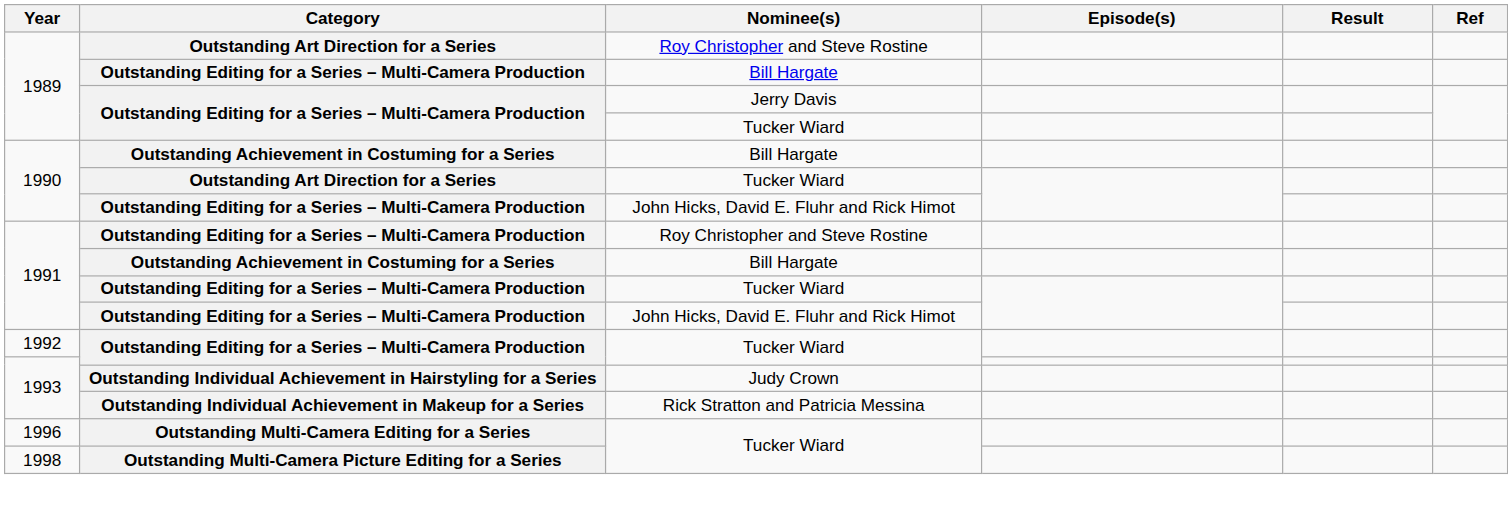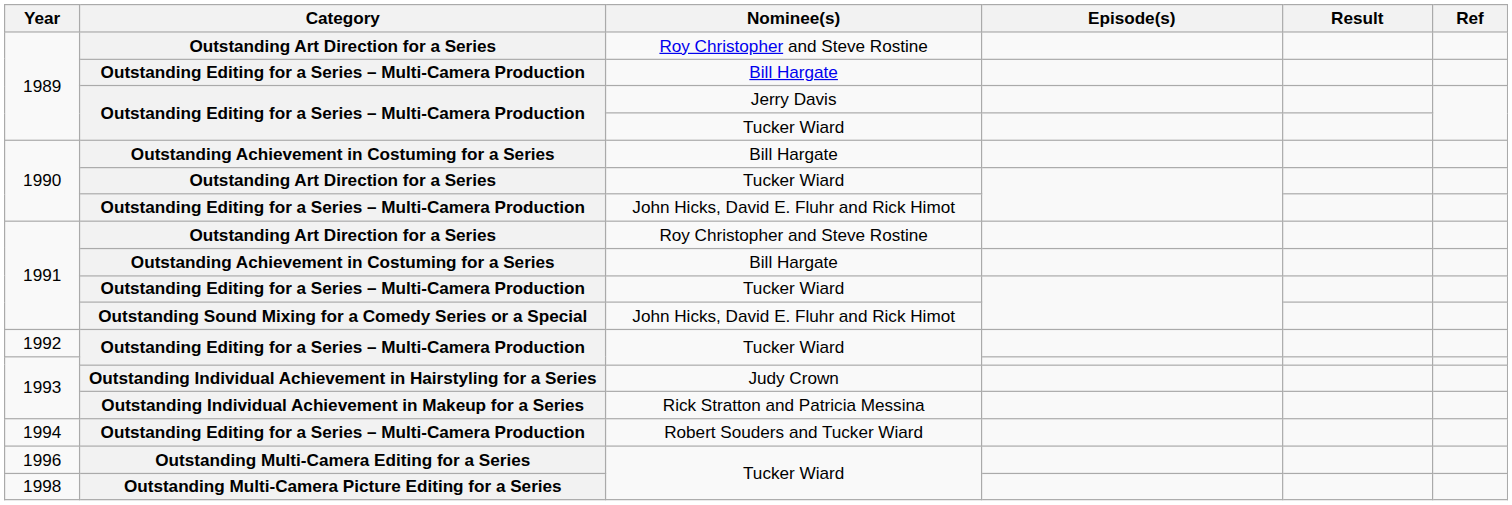(343, 235) Outstanding Editing for a Series – Multi-Camera Production -> (343, 235) Outstanding Art Direction for a Series
(343, 316) Outstanding Editing for a Series – Multi-Camera Production -> (343, 316) Outstanding Sound Mixing for a Comedy Series or a Special
+ row: (42, 433)
